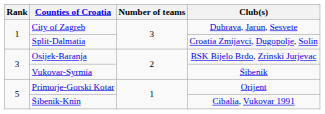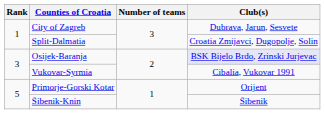(254, 57) no background -> (254, 57) lavender background
(254, 72) Šibenik -> (254, 72) Cibalia, Vukovar 1991
(254, 102) Cibalia, Vukovar 1991 -> (254, 102) Šibenik
